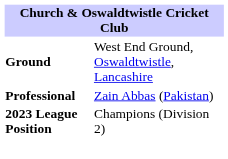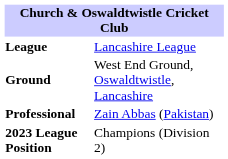+ row: (26, 46)
